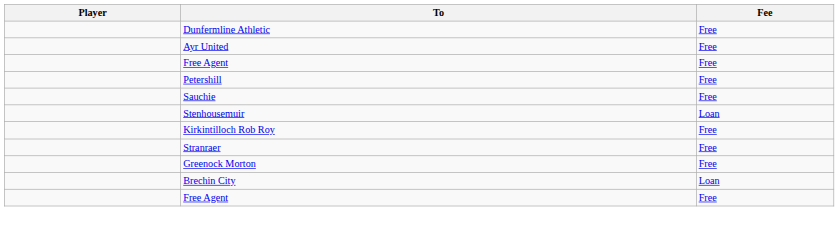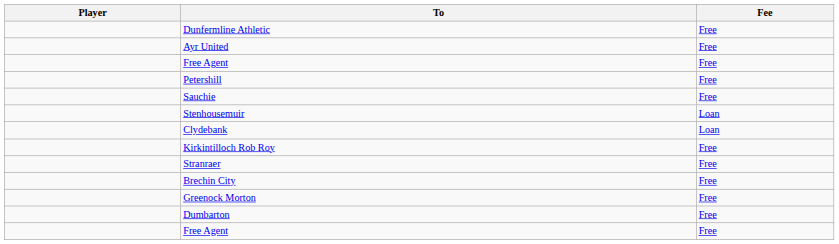+ row: (205, 130)
+ row: (209, 181)
- row: (209, 181)
+ row: (206, 214)
